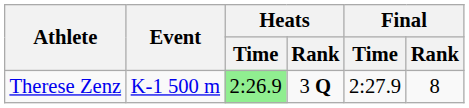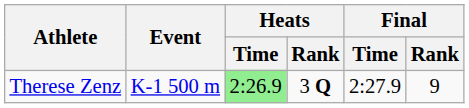(435, 86) 8 -> (435, 86) 9
